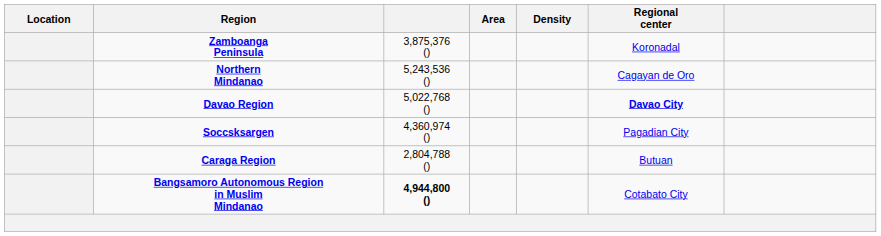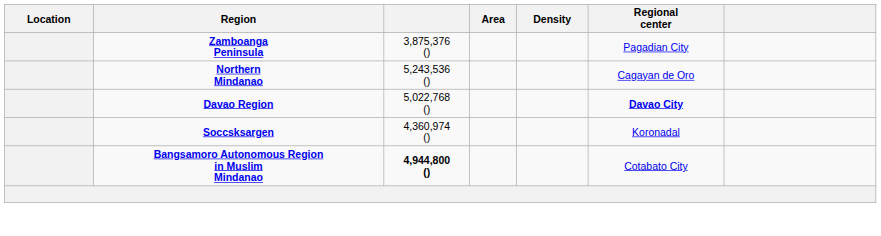(656, 47) Koronadal -> (656, 47) Pagadian City
(656, 132) Pagadian City -> (656, 132) Koronadal
- row: (238, 160)
